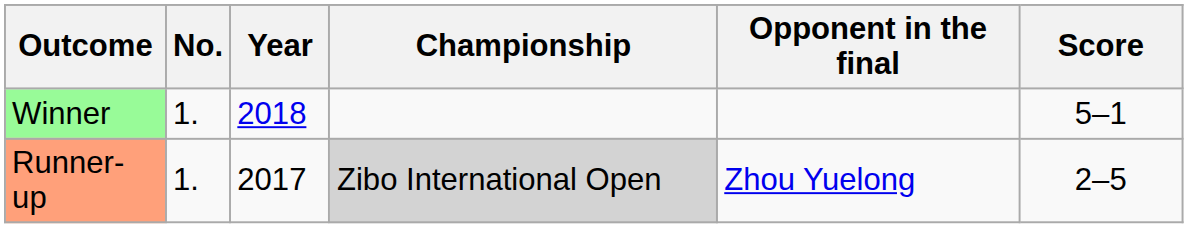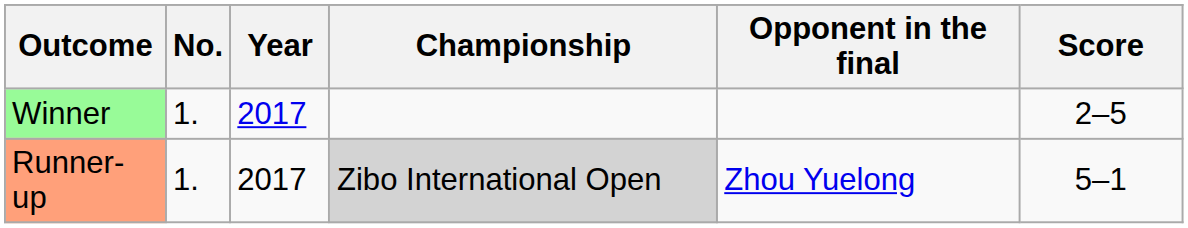(272, 113) 2018 -> (272, 113) 2017
(1101, 113) 5–1 -> (1101, 113) 2–5
(1101, 179) 2–5 -> (1101, 179) 5–1
